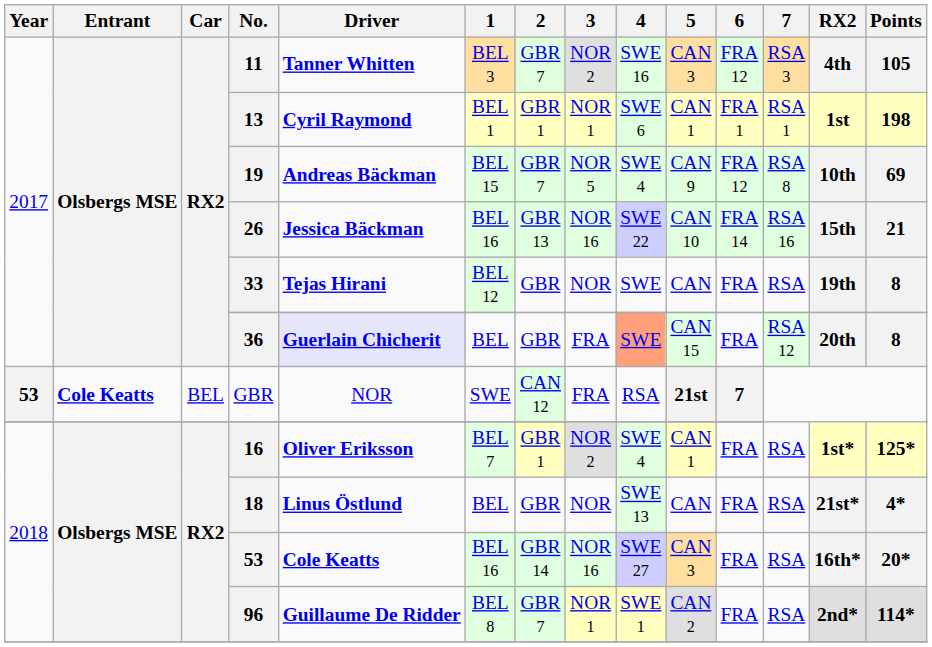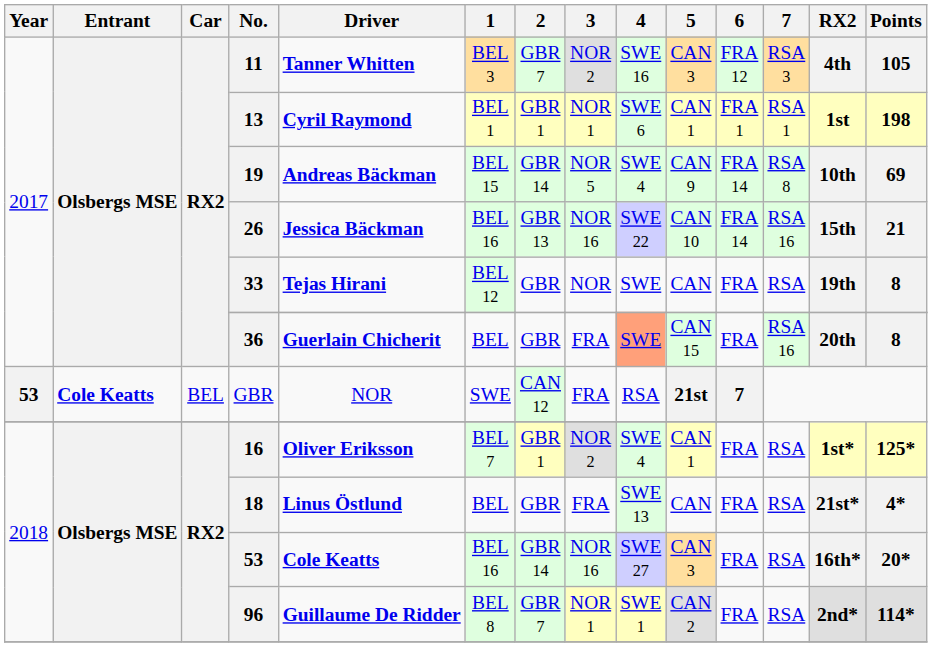(540, 174) GBR 7 -> (540, 174) GBR 14
(739, 174) FRA 12 -> (739, 174) FRA 14
(362, 339) lavender background -> (362, 339) no background
(786, 339) RSA 12 -> (786, 339) RSA 16
(591, 504) NOR -> (591, 504) FRA
